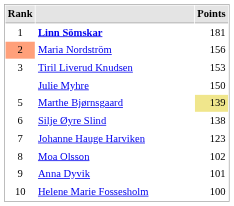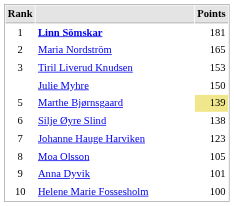(20, 50) lightsalmon background -> (20, 50) no background
(218, 50) 156 -> (218, 50) 165
(218, 156) 102 -> (218, 156) 105
